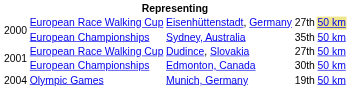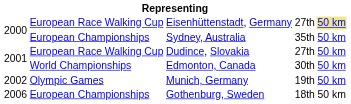(90, 66) European Championships -> (80, 66) World Championships
(16, 80) 2004 -> (16, 80) 2002
+ row: (215, 94)
